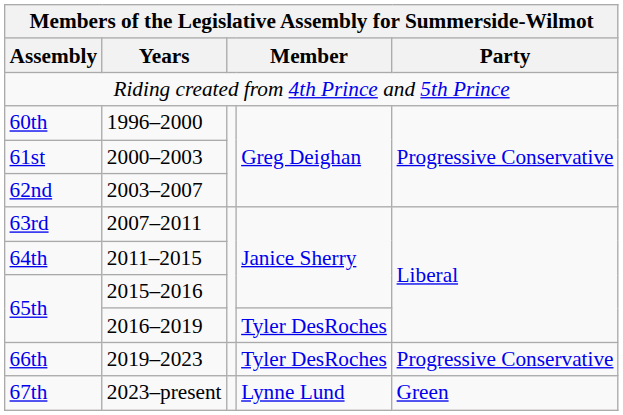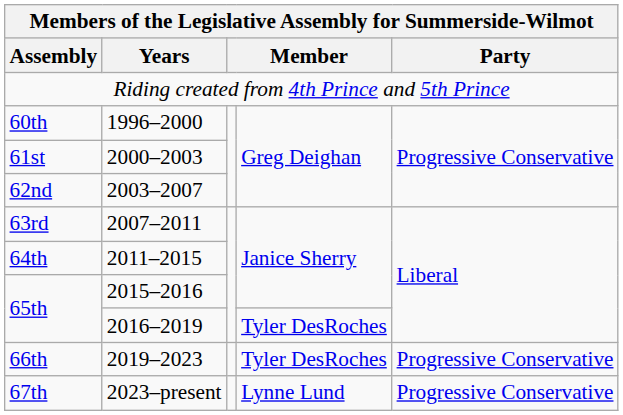(423, 392) Green -> (505, 392) Progressive Conservative
